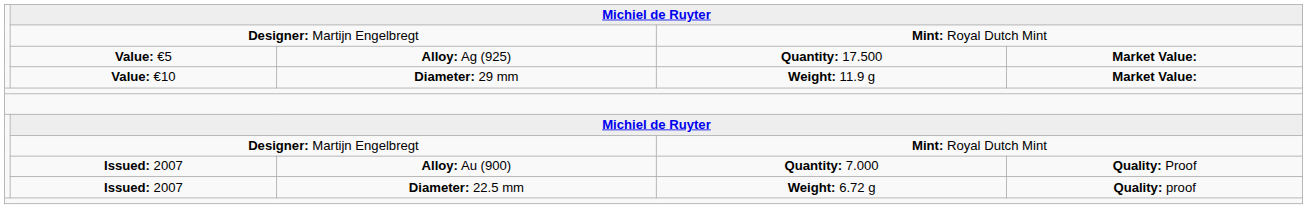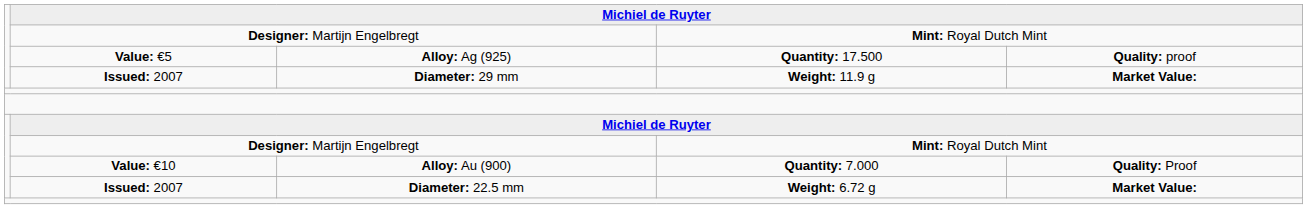(1155, 56) Market Value: -> (1155, 56) Quality: proof
(143, 77) Value: €10 -> (143, 77) Issued: 2007
(143, 166) Issued: 2007 -> (143, 166) Value: €10
(1155, 187) Quality: proof -> (1155, 187) Market Value:
